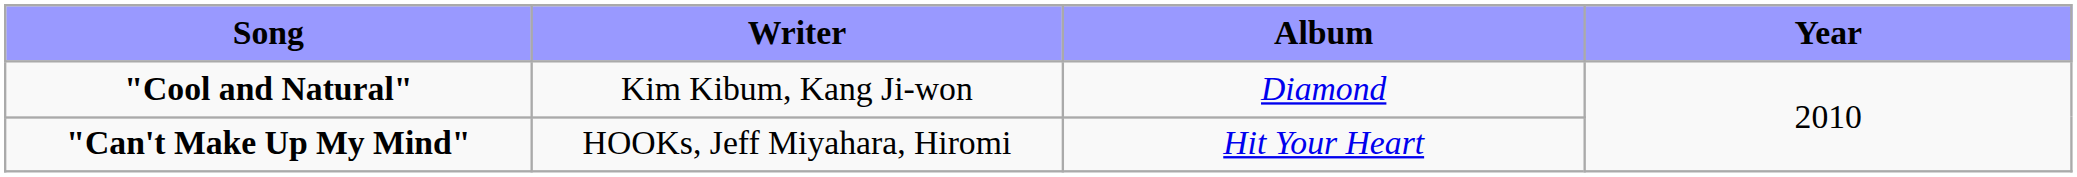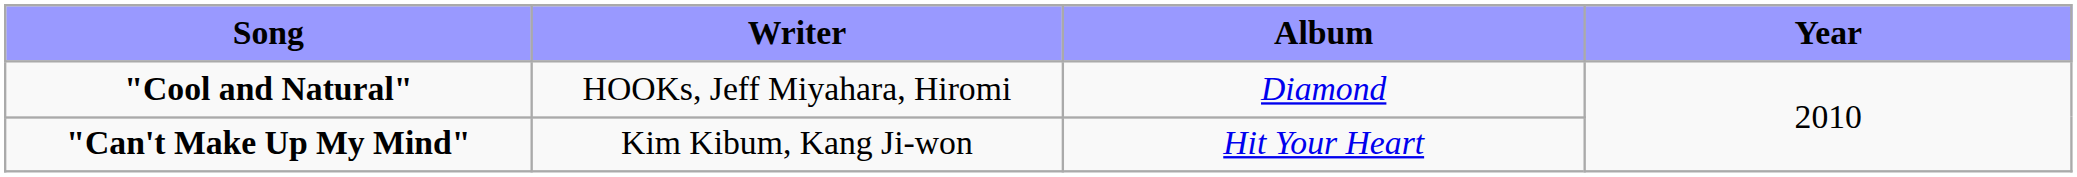(797, 87) Kim Kibum, Kang Ji-won -> (797, 87) HOOKs, Jeff Miyahara, Hiromi
(797, 143) HOOKs, Jeff Miyahara, Hiromi -> (797, 143) Kim Kibum, Kang Ji-won
